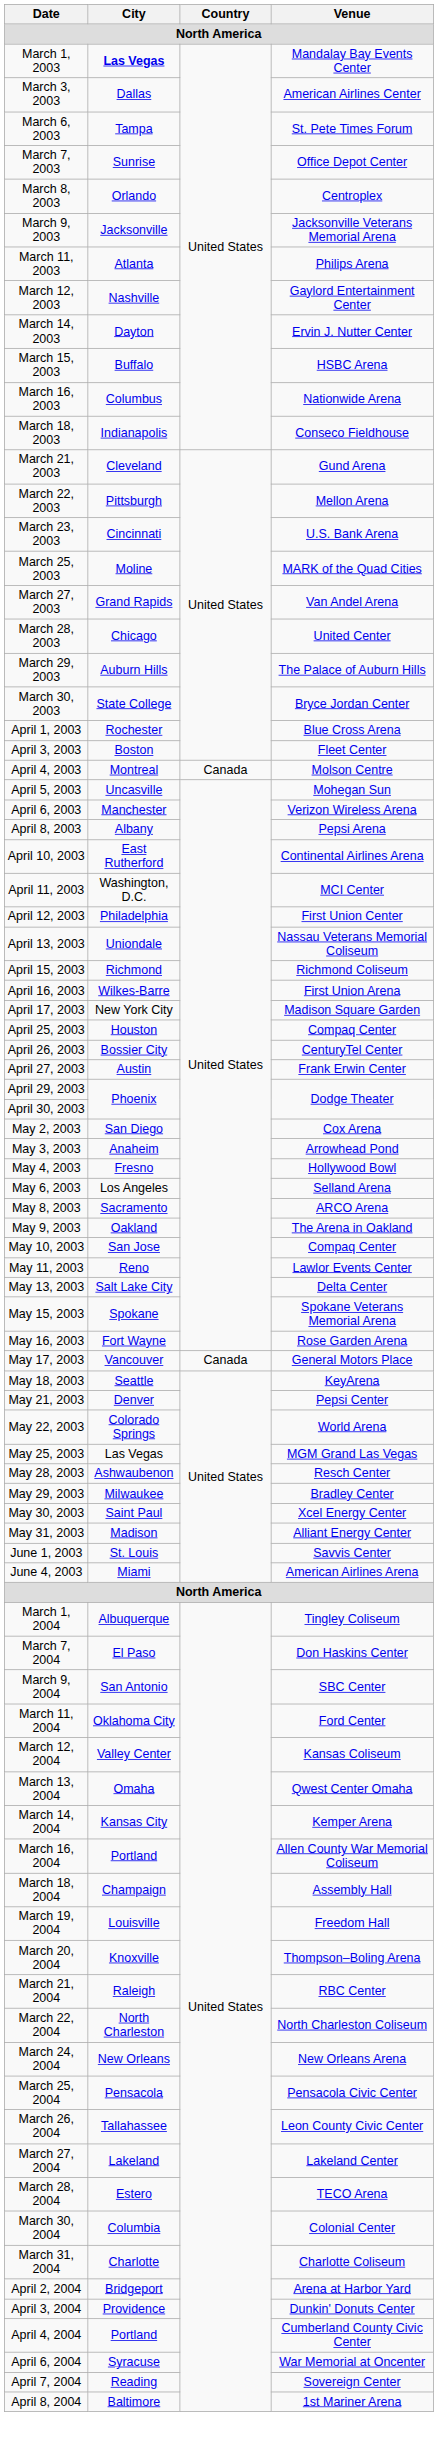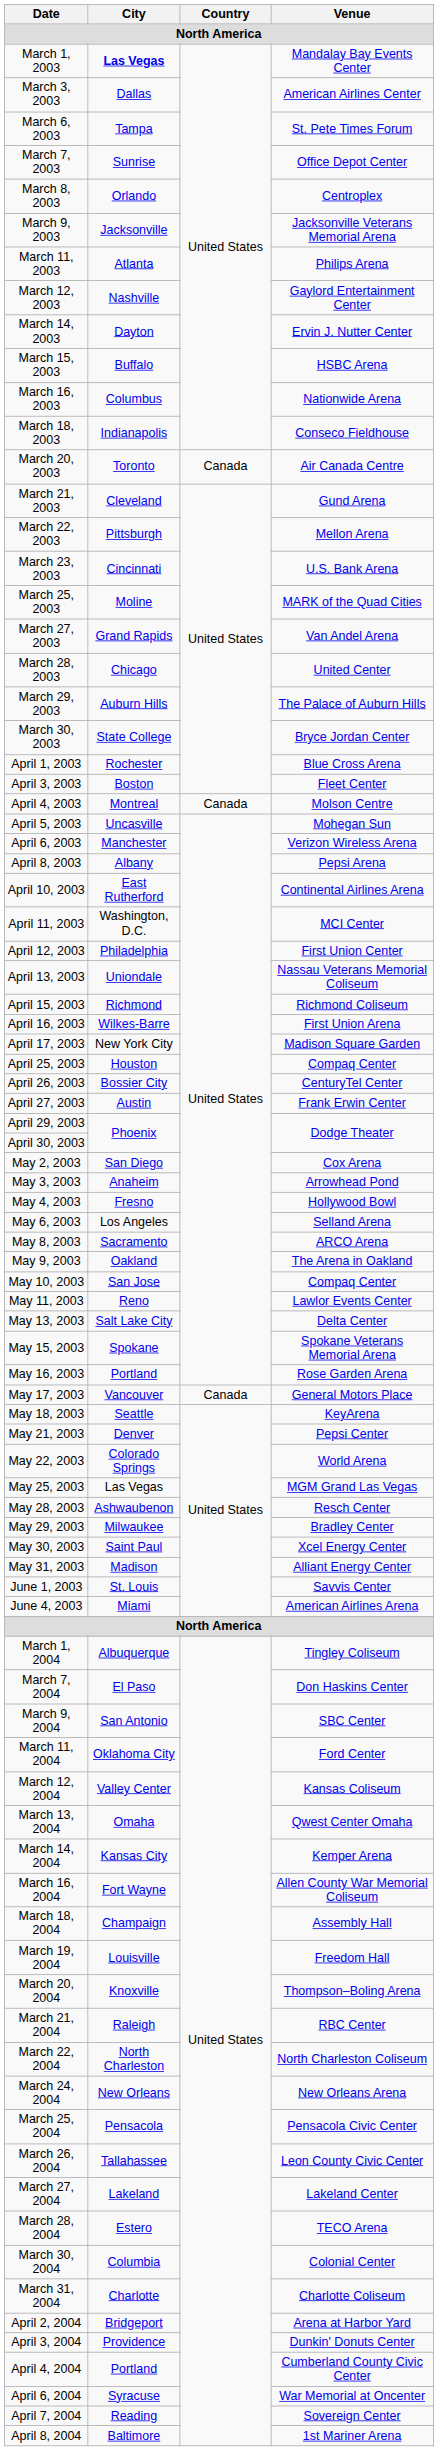+ row: (46, 466)
(134, 1340) Fort Wayne -> (134, 1374) Portland
(134, 1856) Portland -> (134, 1890) Fort Wayne
